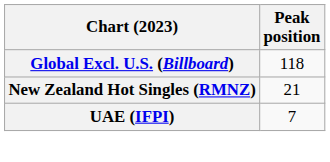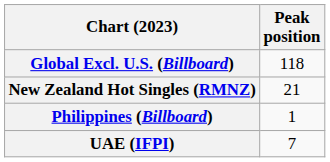+ row: (132, 116)
